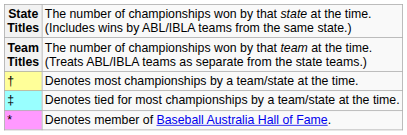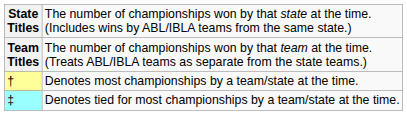- row: (188, 120)
